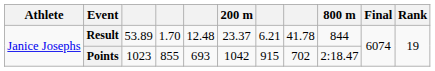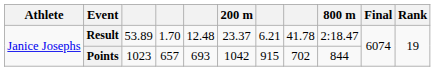(339, 35) 844 -> (339, 35) 2:18.47
(170, 56) 855 -> (170, 56) 657
(339, 56) 2:18.47 -> (339, 56) 844
